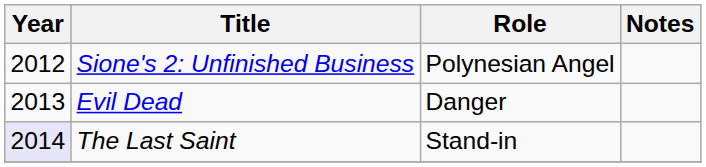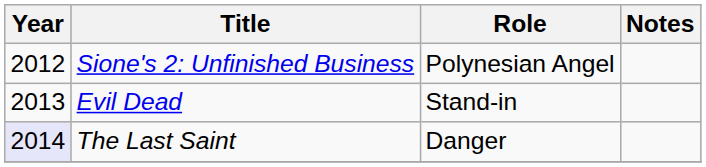(466, 102) Danger -> (471, 102) Stand-in
(471, 141) Stand-in -> (466, 141) Danger
